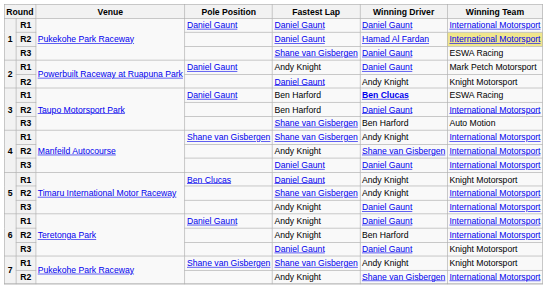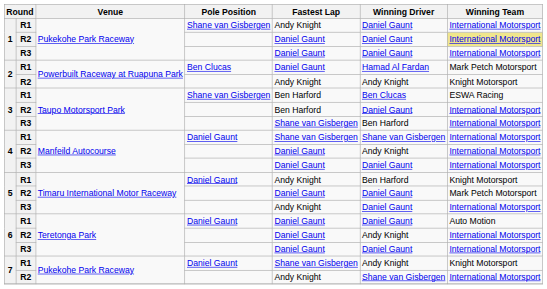(212, 25) Daniel Gaunt -> (229, 25) Shane van Gisbergen
(300, 25) Daniel Gaunt -> (298, 25) Andy Knight
(396, 39) Hamad Al Fardan -> (387, 39) Daniel Gaunt
(316, 53) Shane van Gisbergen -> (300, 53) Daniel Gaunt
(476, 53) ESWA Racing -> (495, 53) International Motorsport
(212, 67) Daniel Gaunt -> (209, 67) Ben Clucas
(298, 67) Andy Knight -> (300, 67) Daniel Gaunt
(387, 67) Daniel Gaunt -> (396, 67) Hamad Al Fardan
(300, 81) Daniel Gaunt -> (298, 81) Andy Knight
(212, 95) Daniel Gaunt -> (229, 95) Shane van Gisbergen
(385, 95) bold -> (384, 95) normal
(472, 123) Auto Motion -> (495, 123) International Motorsport
(229, 137) Shane van Gisbergen -> (212, 137) Daniel Gaunt
(385, 137) Andy Knight -> (404, 137) Shane van Gisbergen
(298, 151) Andy Knight -> (300, 151) Daniel Gaunt
(404, 151) Shane van Gisbergen -> (385, 151) Andy Knight
(209, 179) Ben Clucas -> (212, 179) Daniel Gaunt
(300, 179) Daniel Gaunt -> (298, 179) Andy Knight
(385, 179) Andy Knight -> (385, 179) Ben Harford
(316, 193) Shane van Gisbergen -> (300, 193) Daniel Gaunt
(385, 193) Andy Knight -> (387, 193) Daniel Gaunt
(495, 193) International Motorsport -> (493, 193) Mark Petch Motorsport
(298, 221) Andy Knight -> (300, 221) Daniel Gaunt
(495, 221) International Motorsport -> (472, 221) Auto Motion
(298, 235) Andy Knight -> (300, 235) Daniel Gaunt
(385, 235) Ben Harford -> (385, 235) Andy Knight
(483, 249) Knight Motorsport -> (495, 249) International Motorsport
(229, 263) Shane van Gisbergen -> (212, 263) Daniel Gaunt
